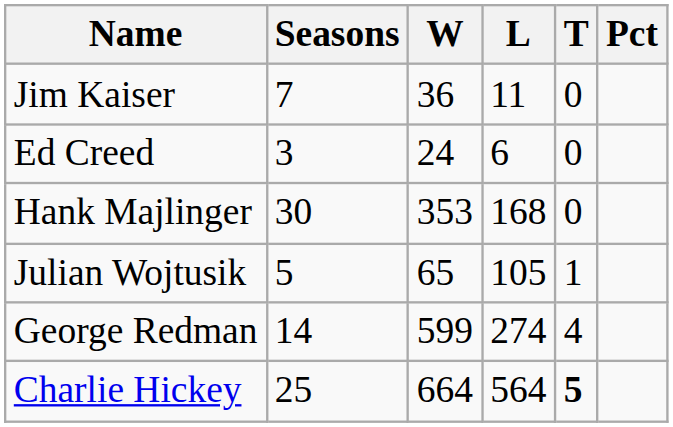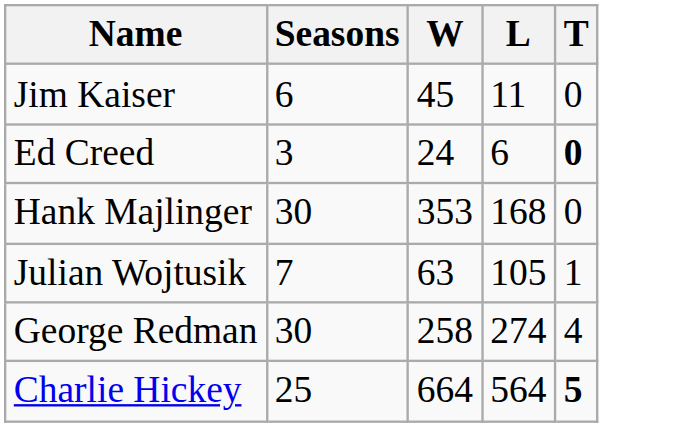- column: (632, 34)
(284, 93) 7 -> (284, 93) 6
(436, 93) 36 -> (436, 93) 45
(573, 152) normal -> (573, 152) bold
(284, 271) 5 -> (284, 271) 7
(436, 271) 65 -> (436, 271) 63
(293, 331) 14 -> (293, 331) 30
(445, 331) 599 -> (445, 331) 258
